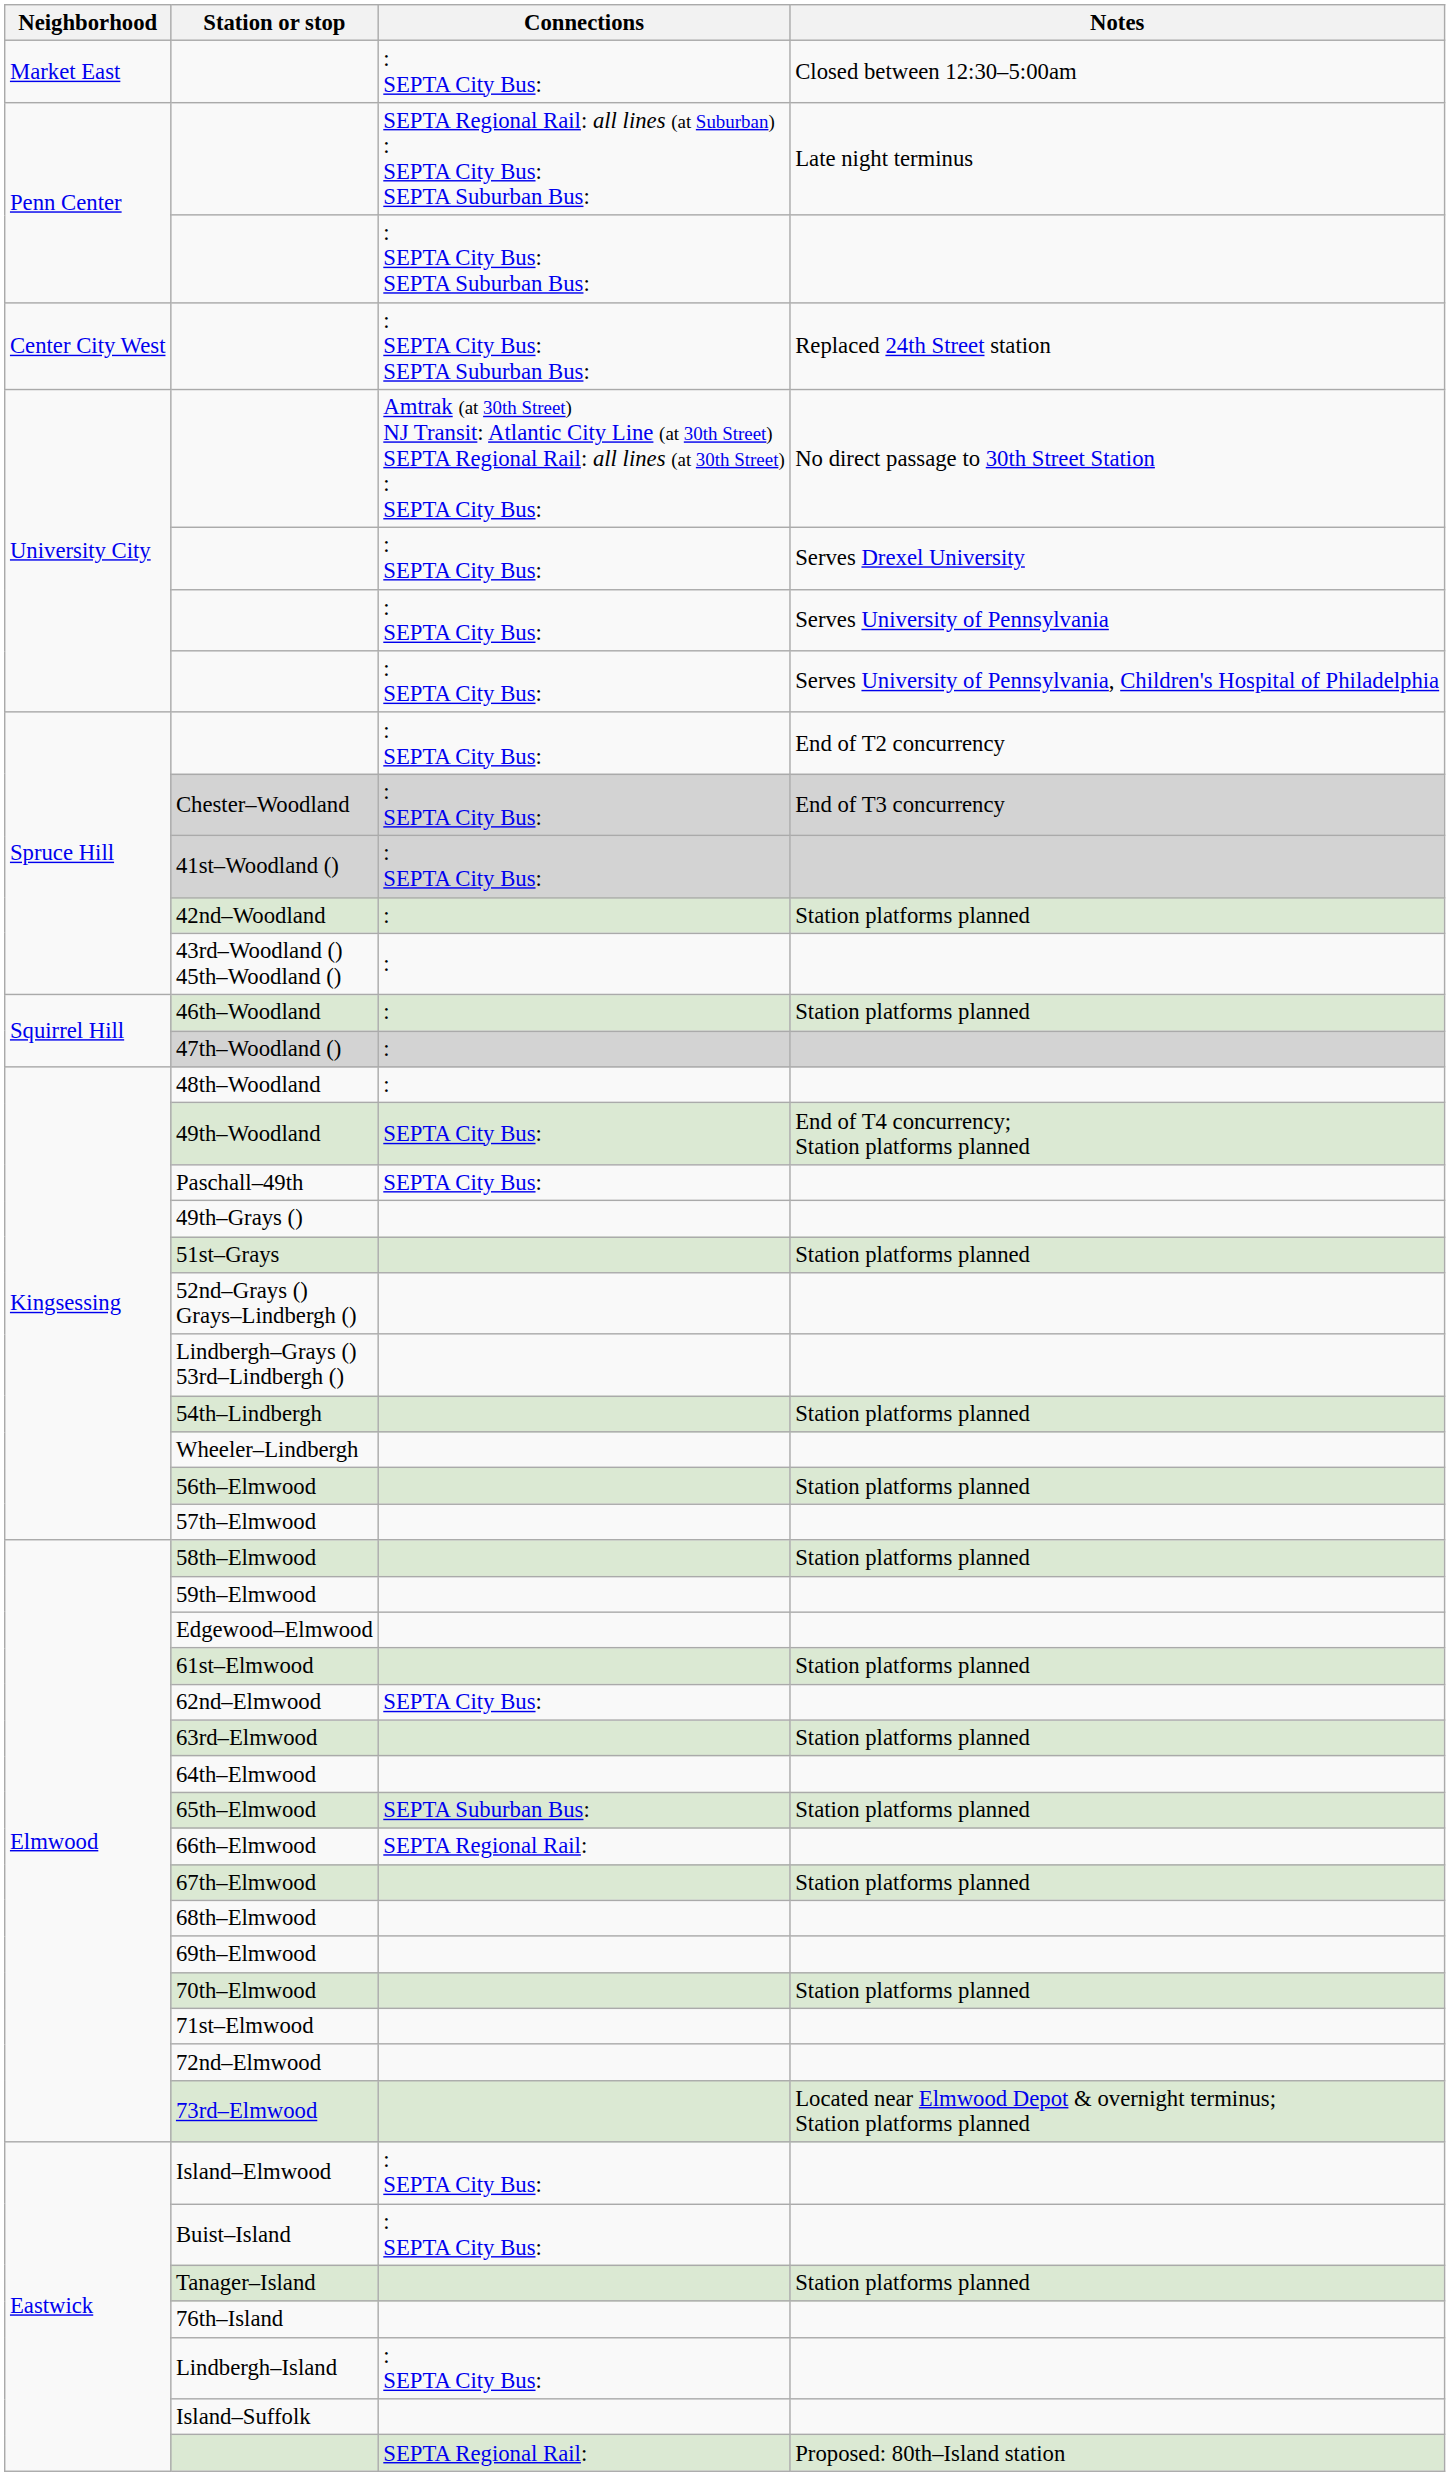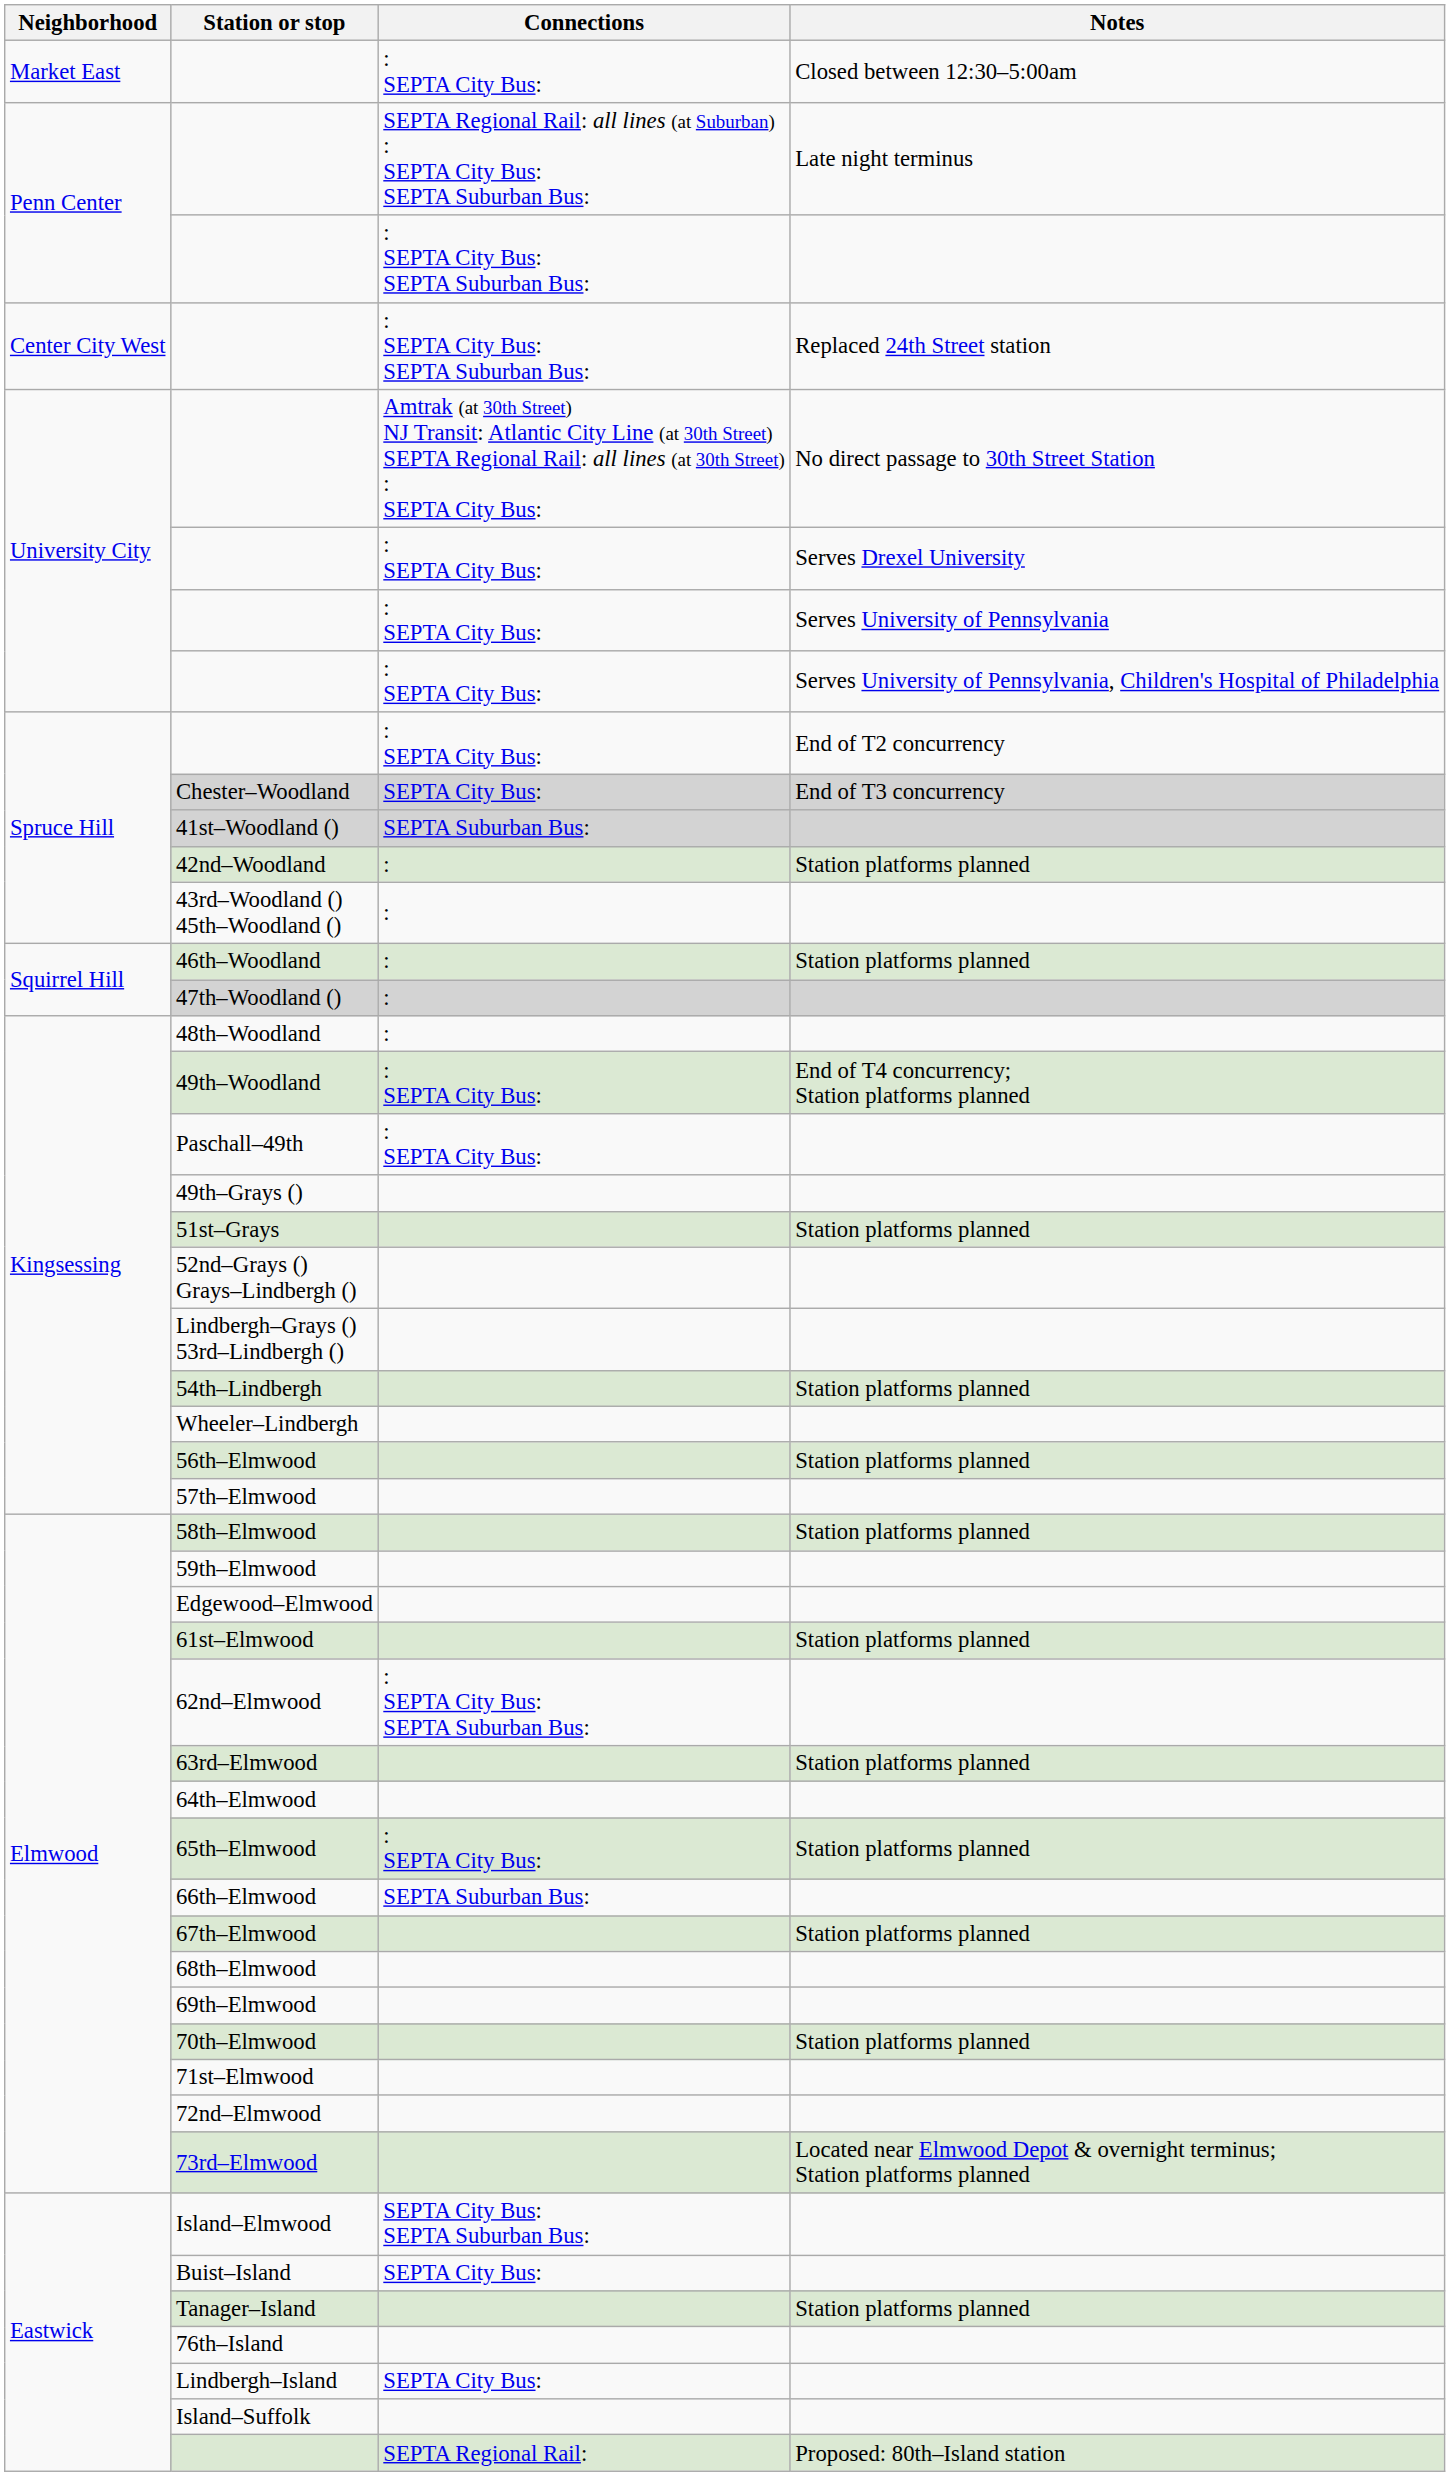(463, 804) : SEPTA City Bus: -> (463, 791) SEPTA City Bus:
(463, 866) : SEPTA City Bus: -> (487, 827) SEPTA Suburban Bus:
(463, 1133) SEPTA City Bus: -> (463, 1082) : SEPTA City Bus:
(463, 1182) SEPTA City Bus: -> (463, 1143) : SEPTA City Bus:
(463, 1701) SEPTA City Bus: -> (487, 1701) : SEPTA City Bus: SEPTA Suburban Bus:
(487, 1809) SEPTA Suburban Bus: -> (463, 1848) : SEPTA City Bus:
(485, 1845) SEPTA Regional Rail: -> (487, 1897) SEPTA Suburban Bus:
(463, 2172) : SEPTA City Bus: -> (487, 2223) SEPTA City Bus: SEPTA Suburban Bus:
(463, 2234) : SEPTA City Bus: -> (463, 2272) SEPTA City Bus:
(463, 2367) : SEPTA City Bus: -> (463, 2380) SEPTA City Bus:
